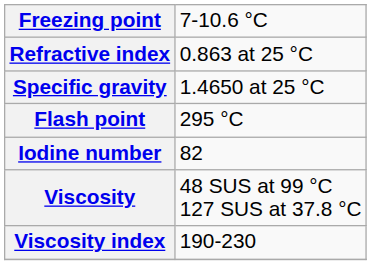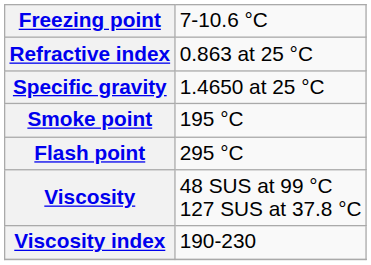+ row: (90, 119)
- row: (90, 152)
